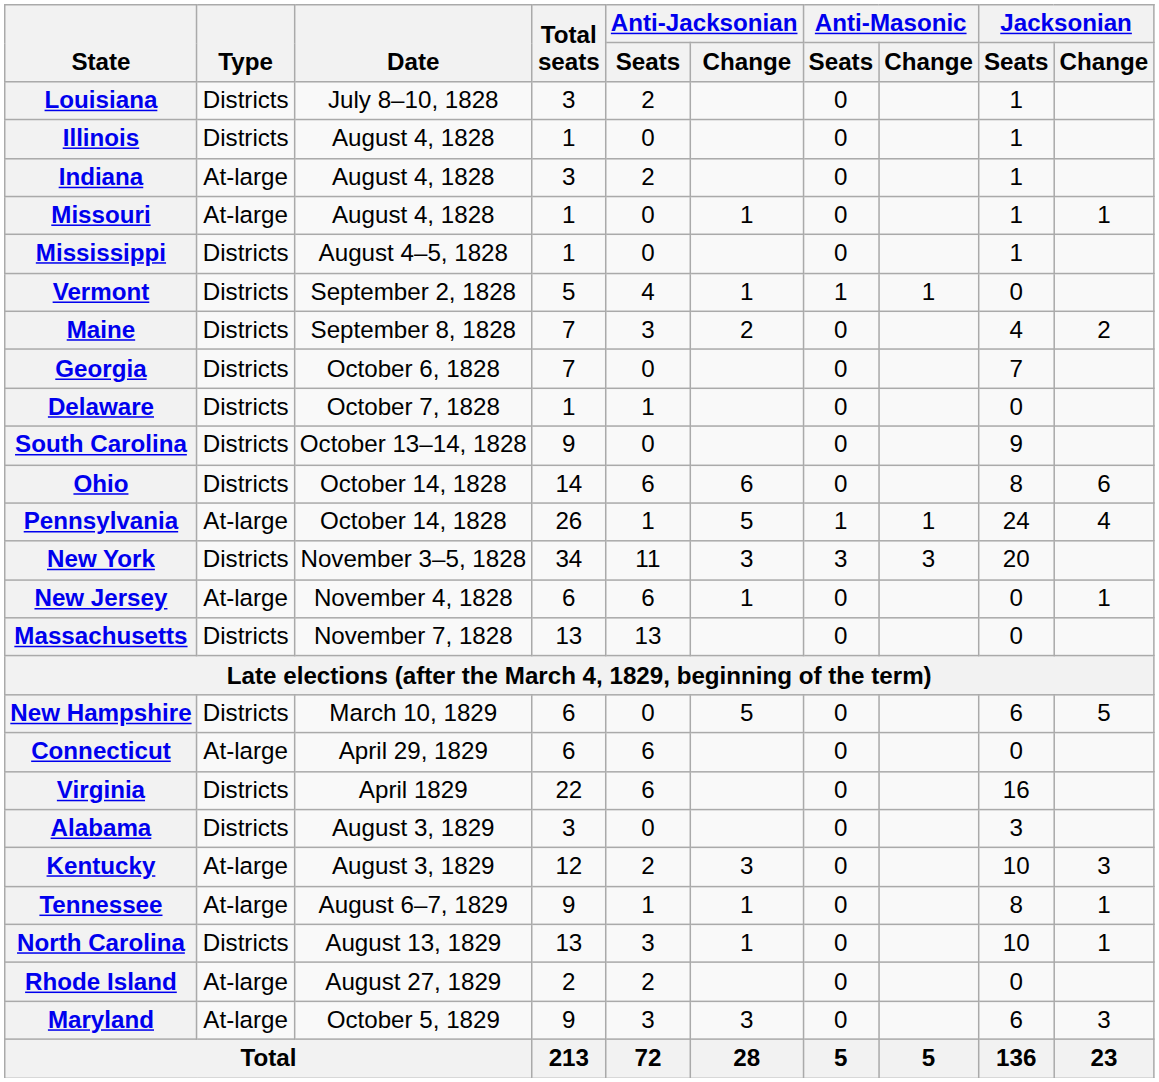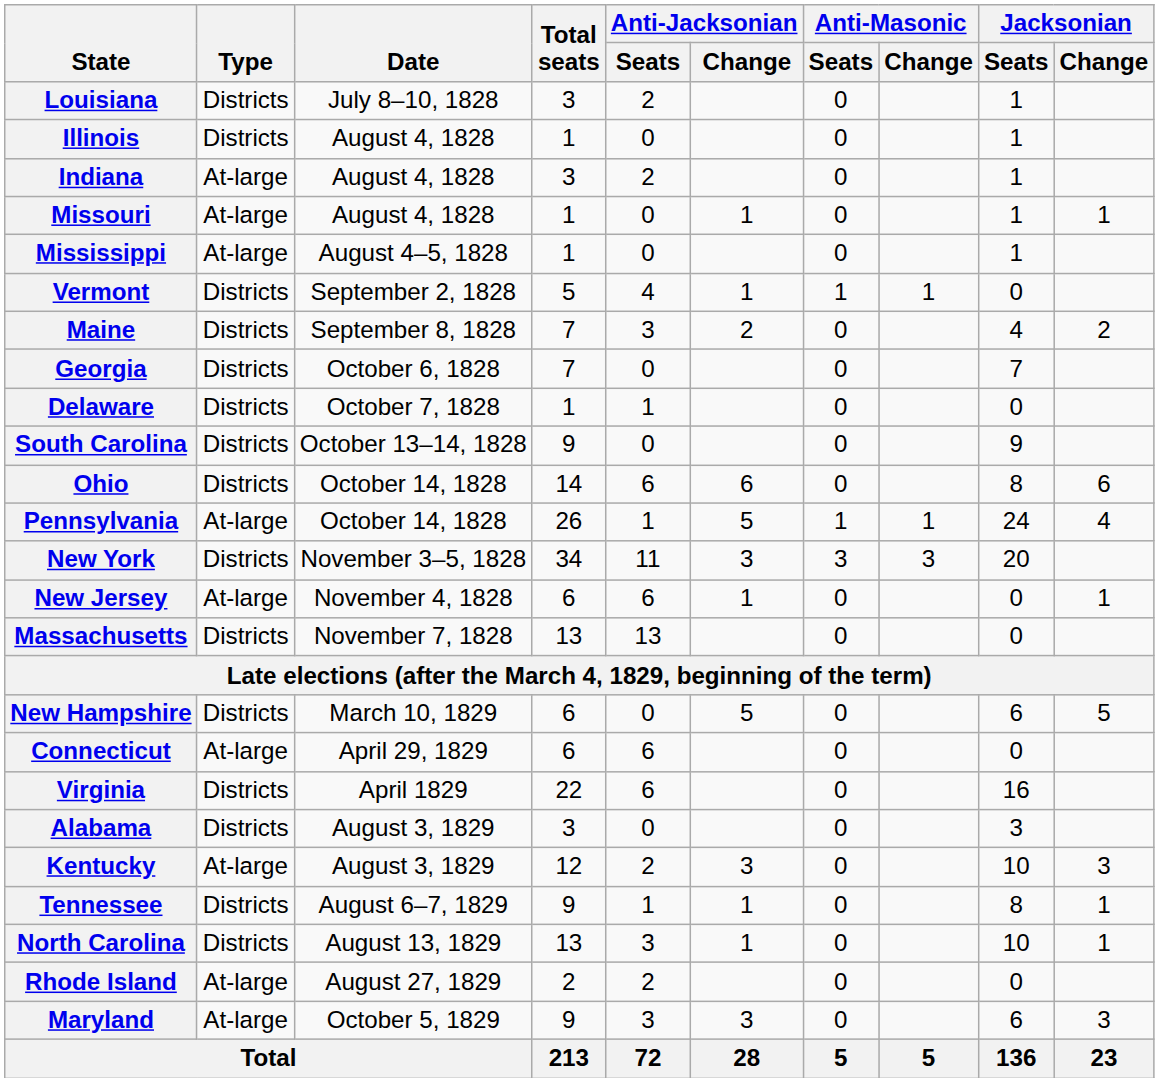(246, 253) Districts -> (246, 253) At-large
(246, 904) At-large -> (246, 904) Districts
